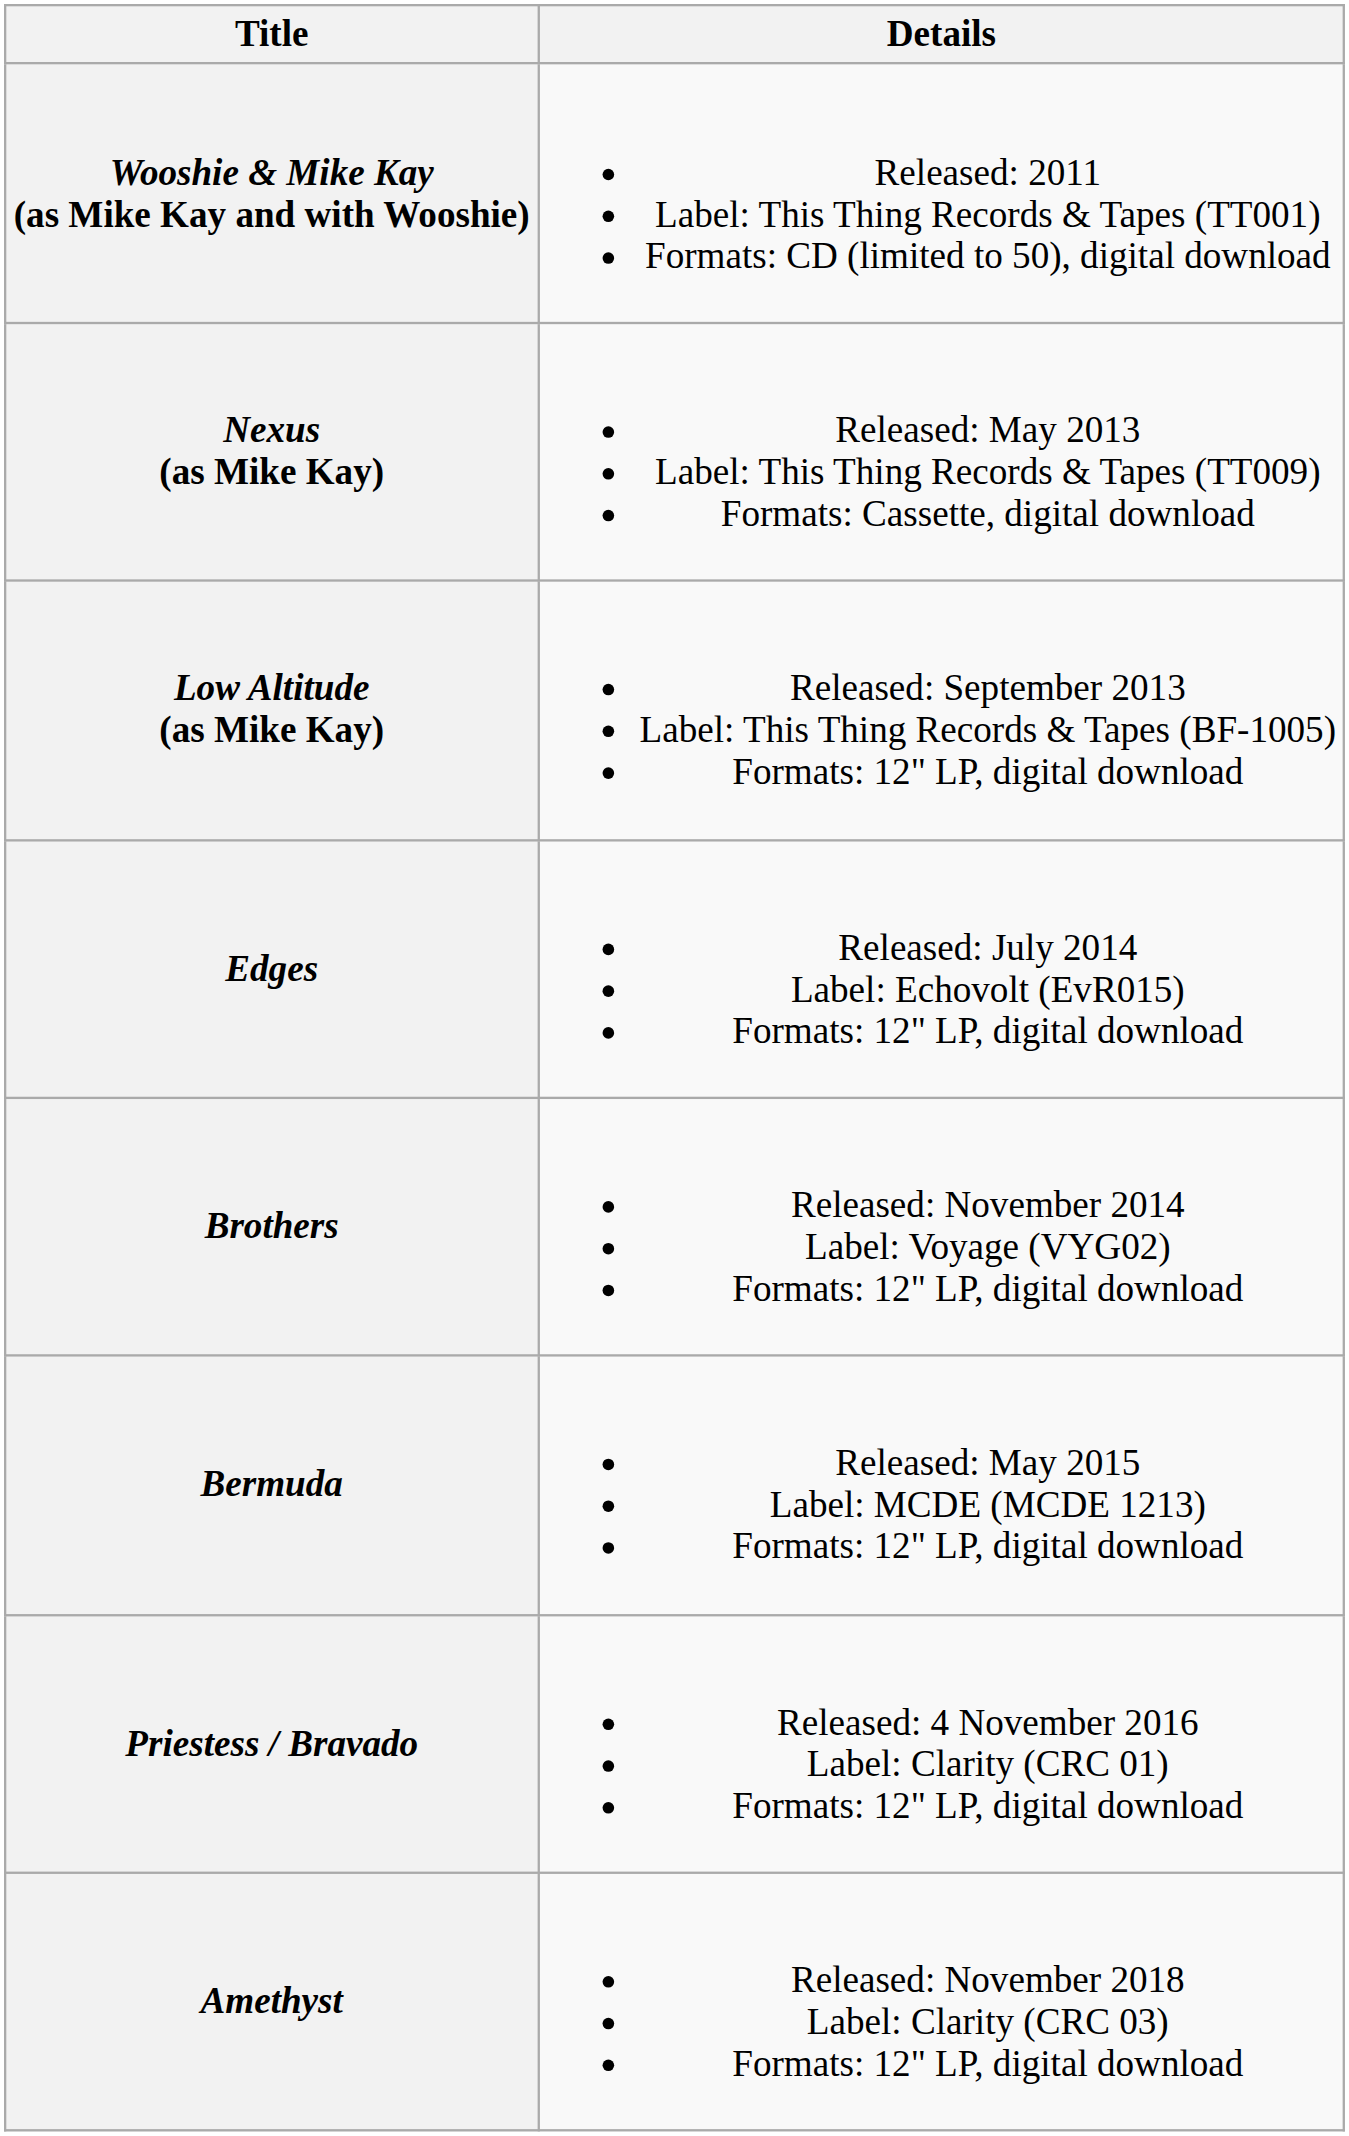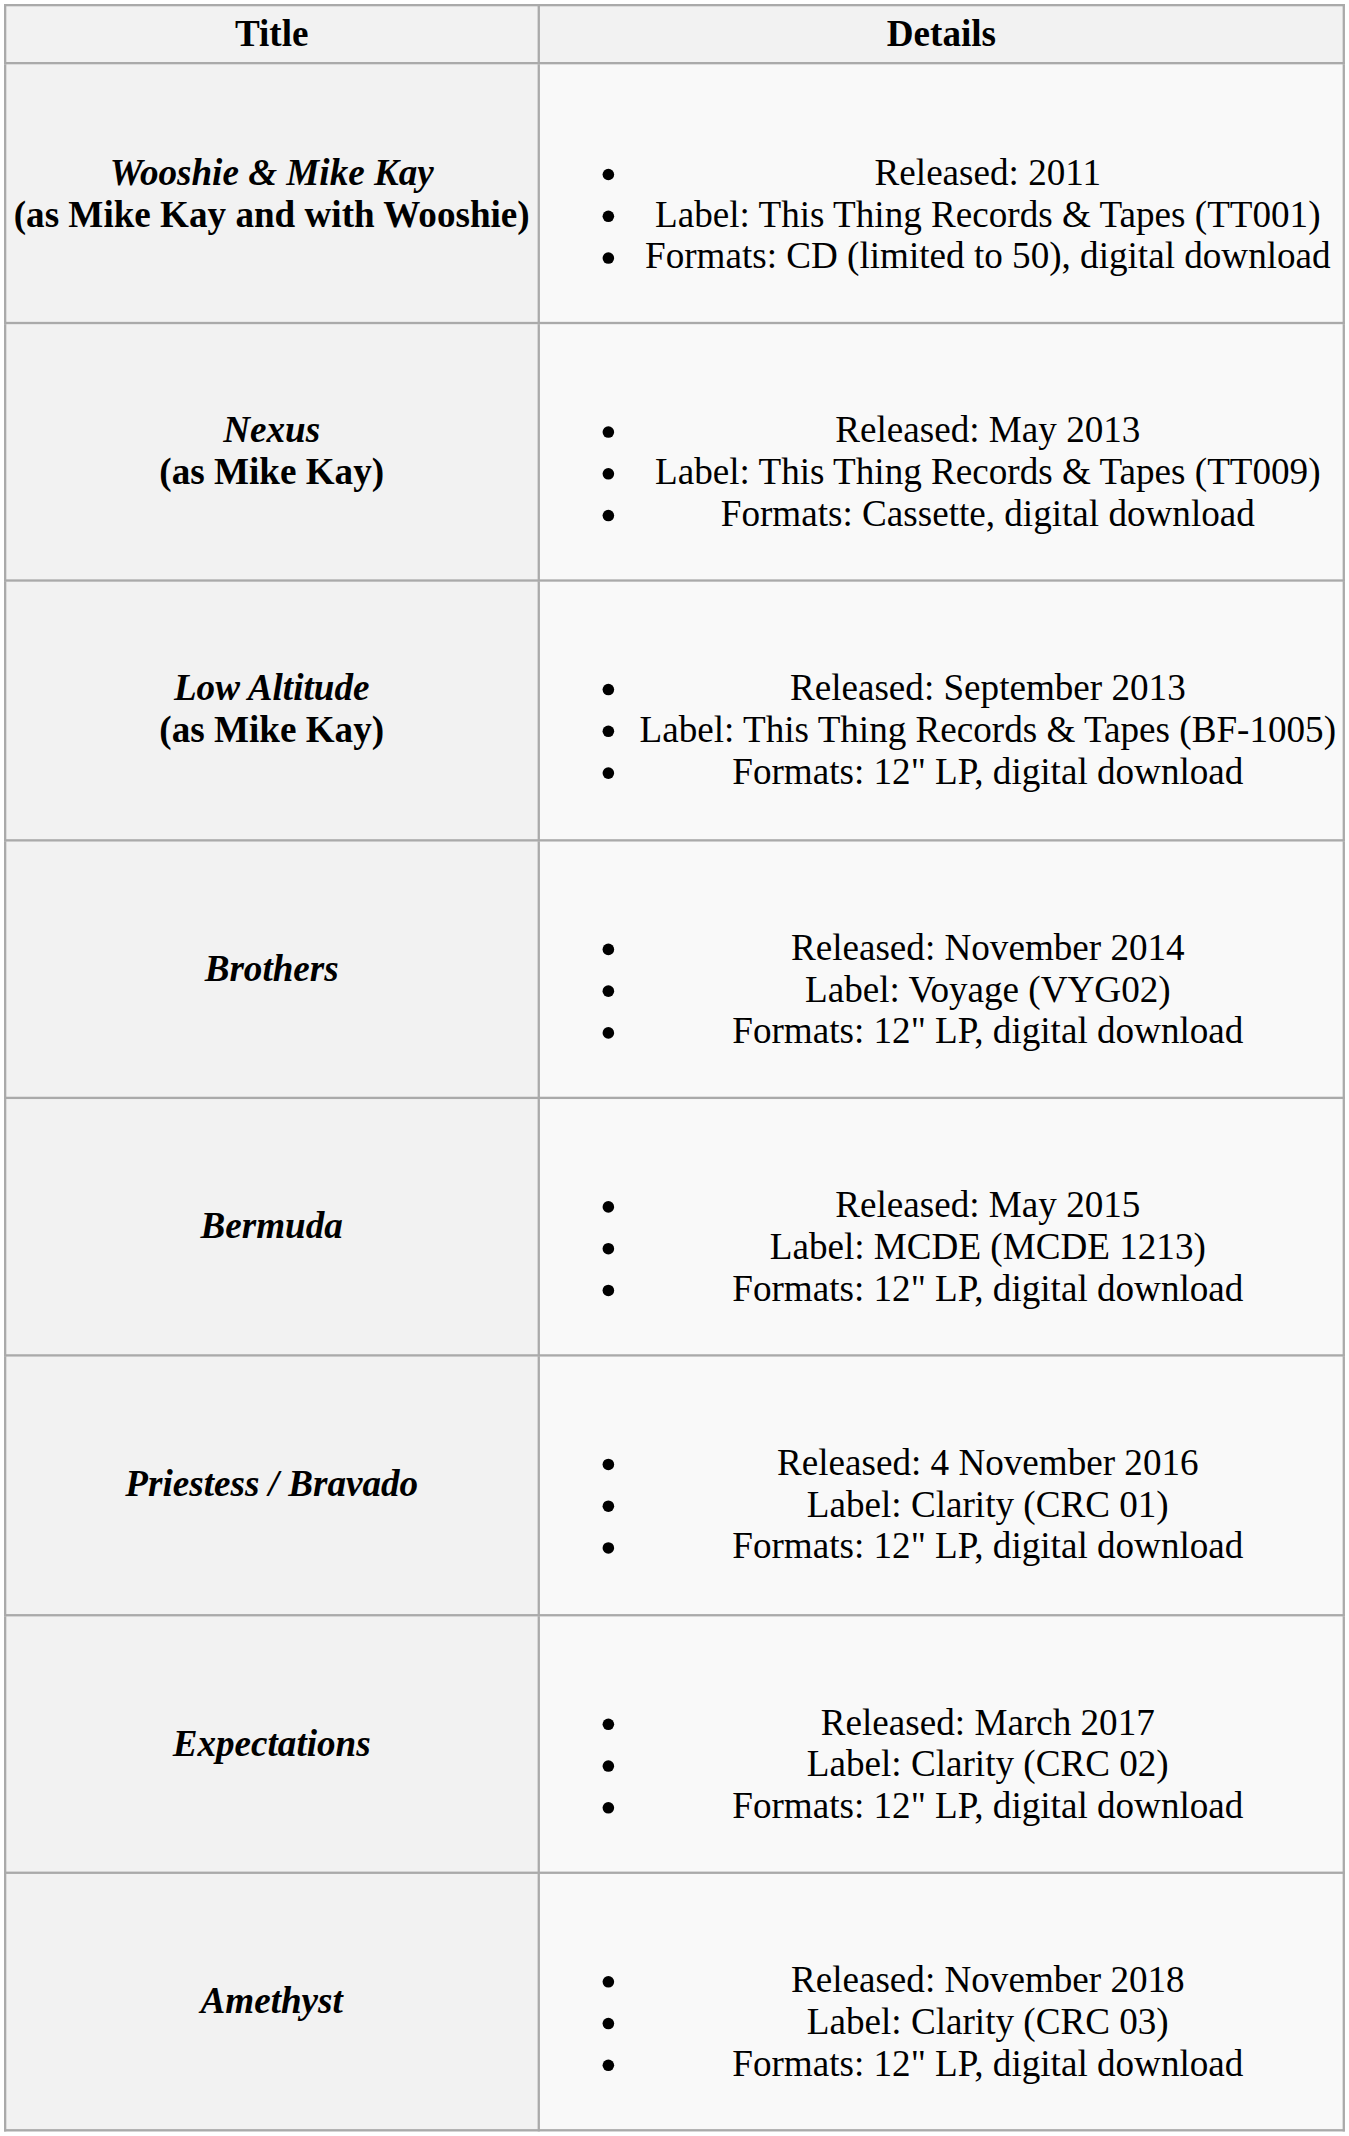- row: (272, 967)
+ row: (272, 1742)
